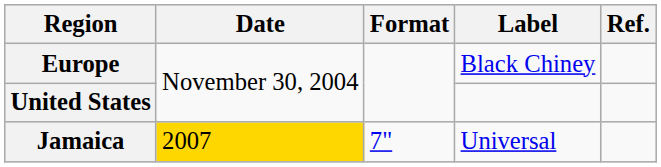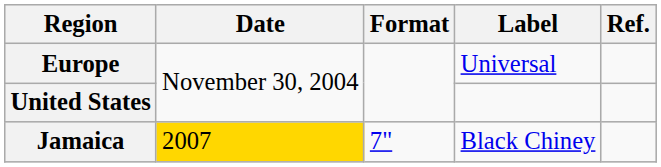(528, 63) Black Chiney -> (508, 63) Universal
(508, 141) Universal -> (528, 141) Black Chiney
